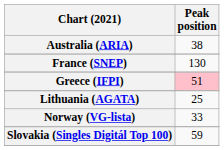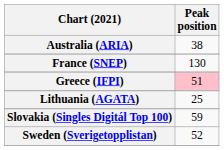- row: (90, 117)
+ row: (90, 136)
